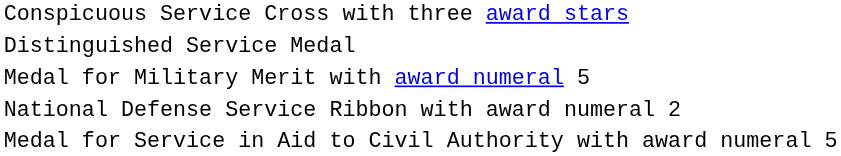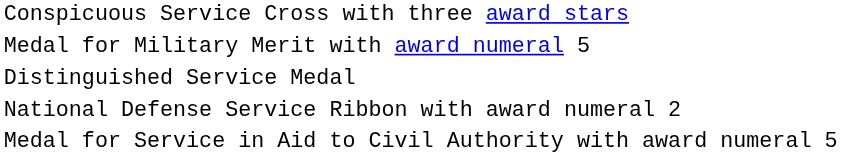rows swapped: (180, 46) <-> (297, 78)
